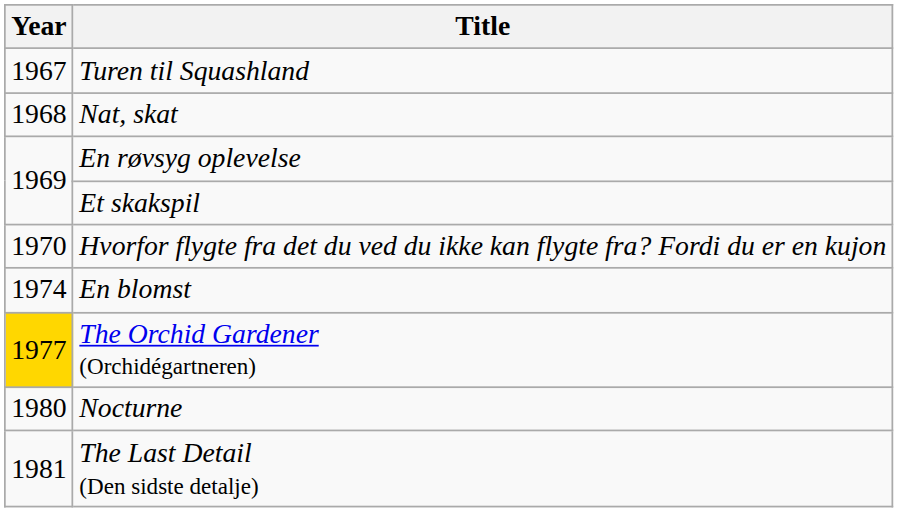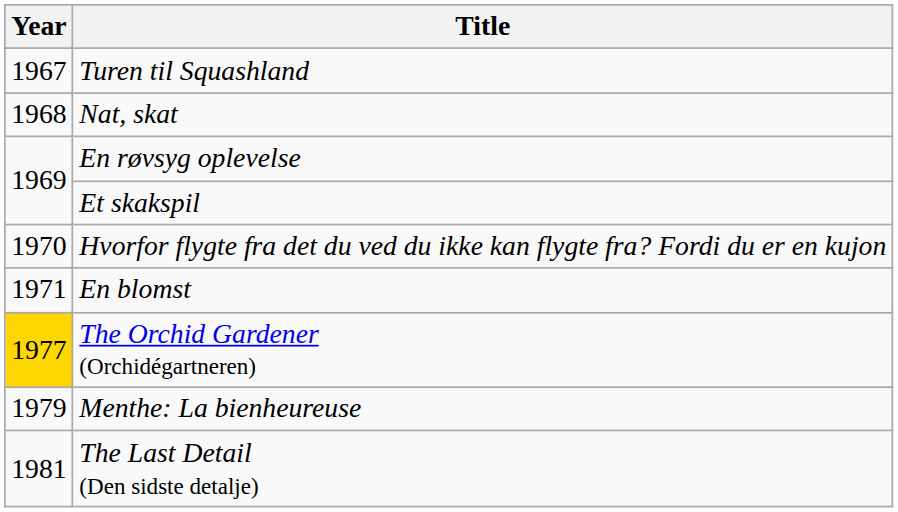(39, 289) 1974 -> (39, 289) 1971
+ row: (220, 408)
- row: (131, 408)
